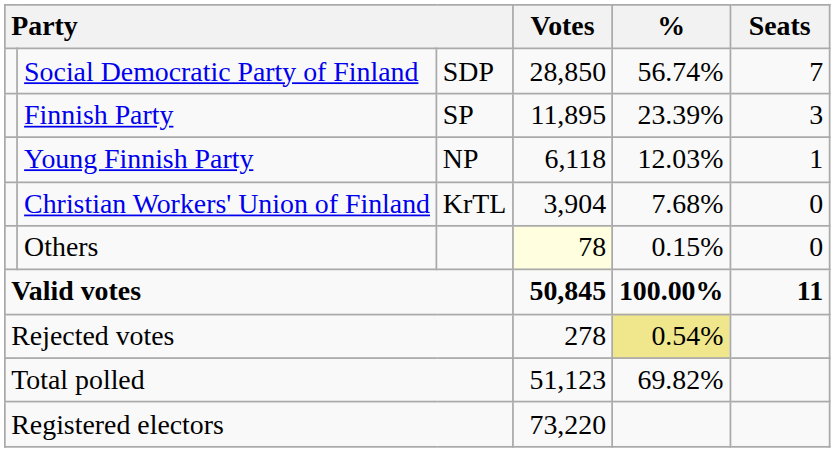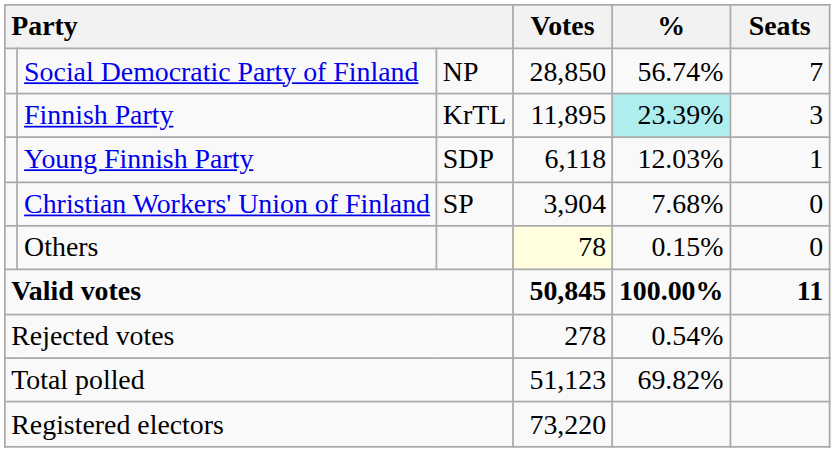(468, 70) SDP -> (461, 70) NP
(458, 114) SP -> (475, 114) KrTL
(680, 114) no background -> (680, 114) paleturquoise background
(461, 159) NP -> (468, 159) SDP
(475, 203) KrTL -> (458, 203) SP
(687, 335) khaki background -> (687, 335) no background
